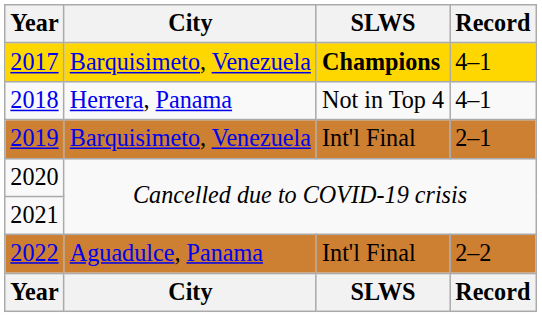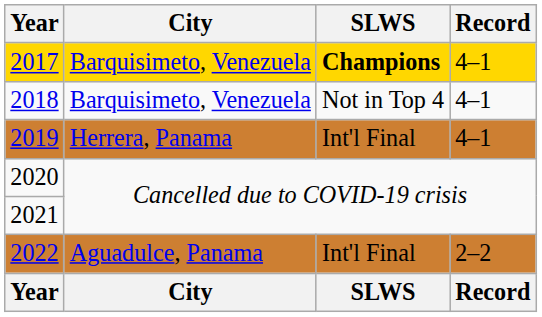(151, 100) Herrera, Panama -> (190, 100) Barquisimeto, Venezuela
(190, 138) Barquisimeto, Venezuela -> (151, 138) Herrera, Panama
(473, 138) 2–1 -> (473, 138) 4–1
